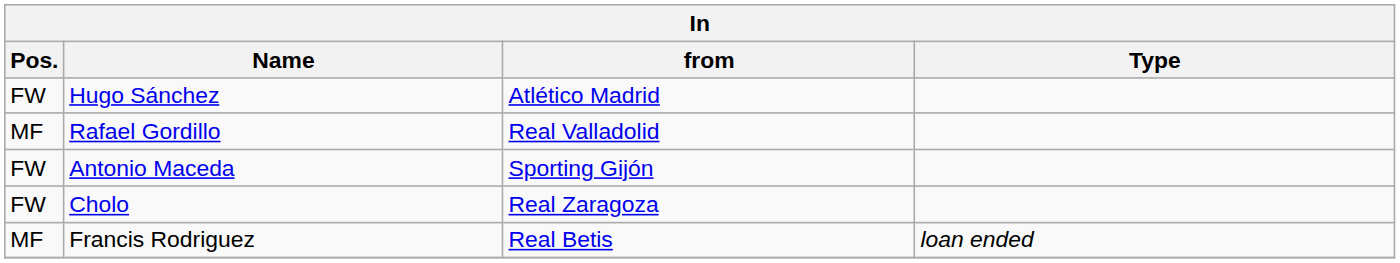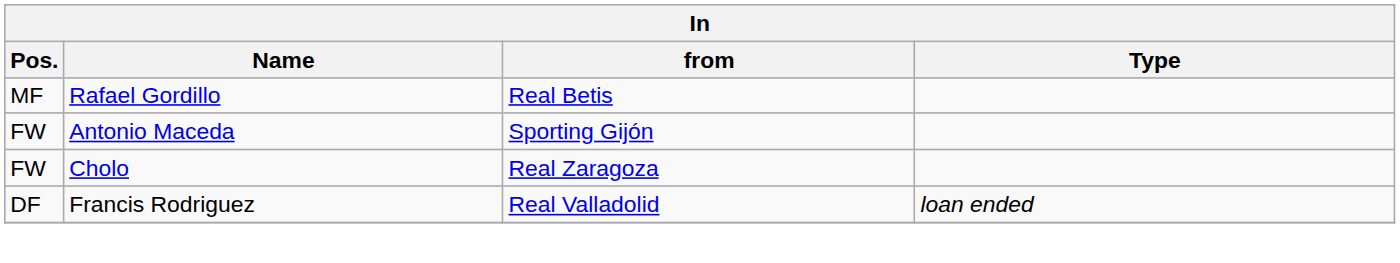- row: (144, 96)
(584, 132) Real Valladolid -> (561, 96) Real Betis
(27, 240) MF -> (25, 204) DF
(561, 240) Real Betis -> (584, 204) Real Valladolid
